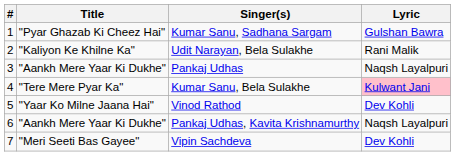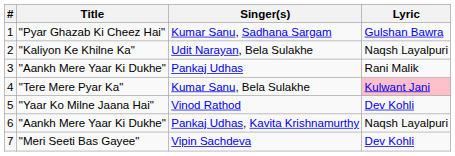(392, 50) Rani Malik -> (406, 50) Naqsh Layalpuri
(406, 69) Naqsh Layalpuri -> (392, 69) Rani Malik
